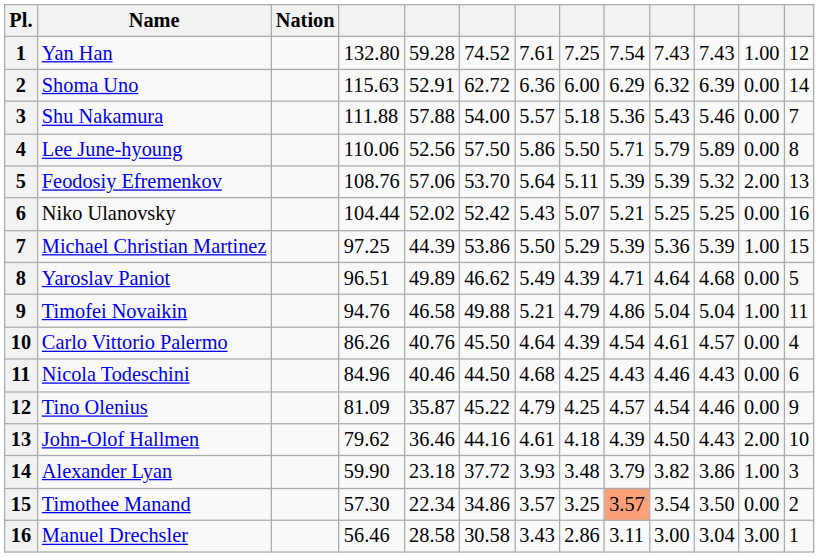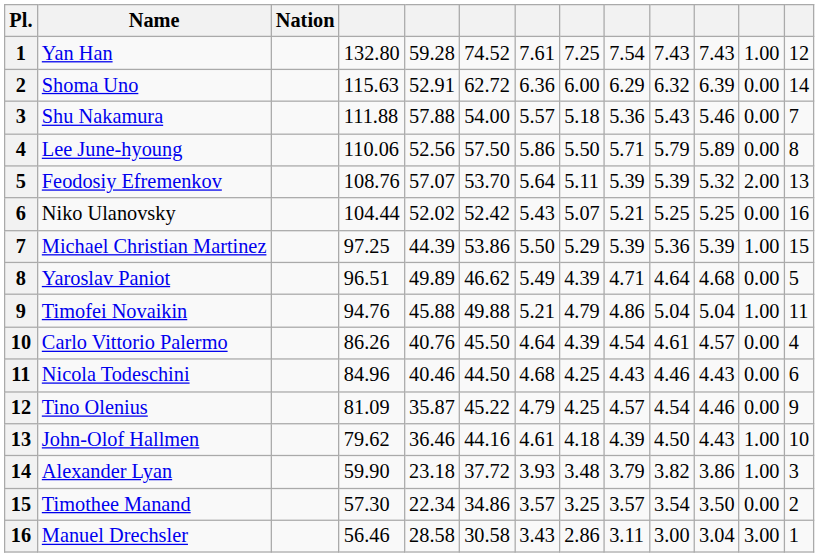(432, 181) 57.06 -> (432, 181) 57.07
(432, 310) 46.58 -> (432, 310) 45.88
(762, 439) 2.00 -> (762, 439) 1.00
(627, 504) lightsalmon background -> (627, 504) no background
